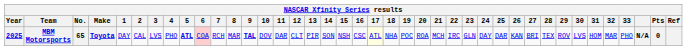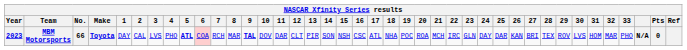(14, 36) 2025 -> (14, 36) 2023
(80, 36) 65 -> (80, 36) 66
(375, 36) lightyellow background -> (375, 36) no background
